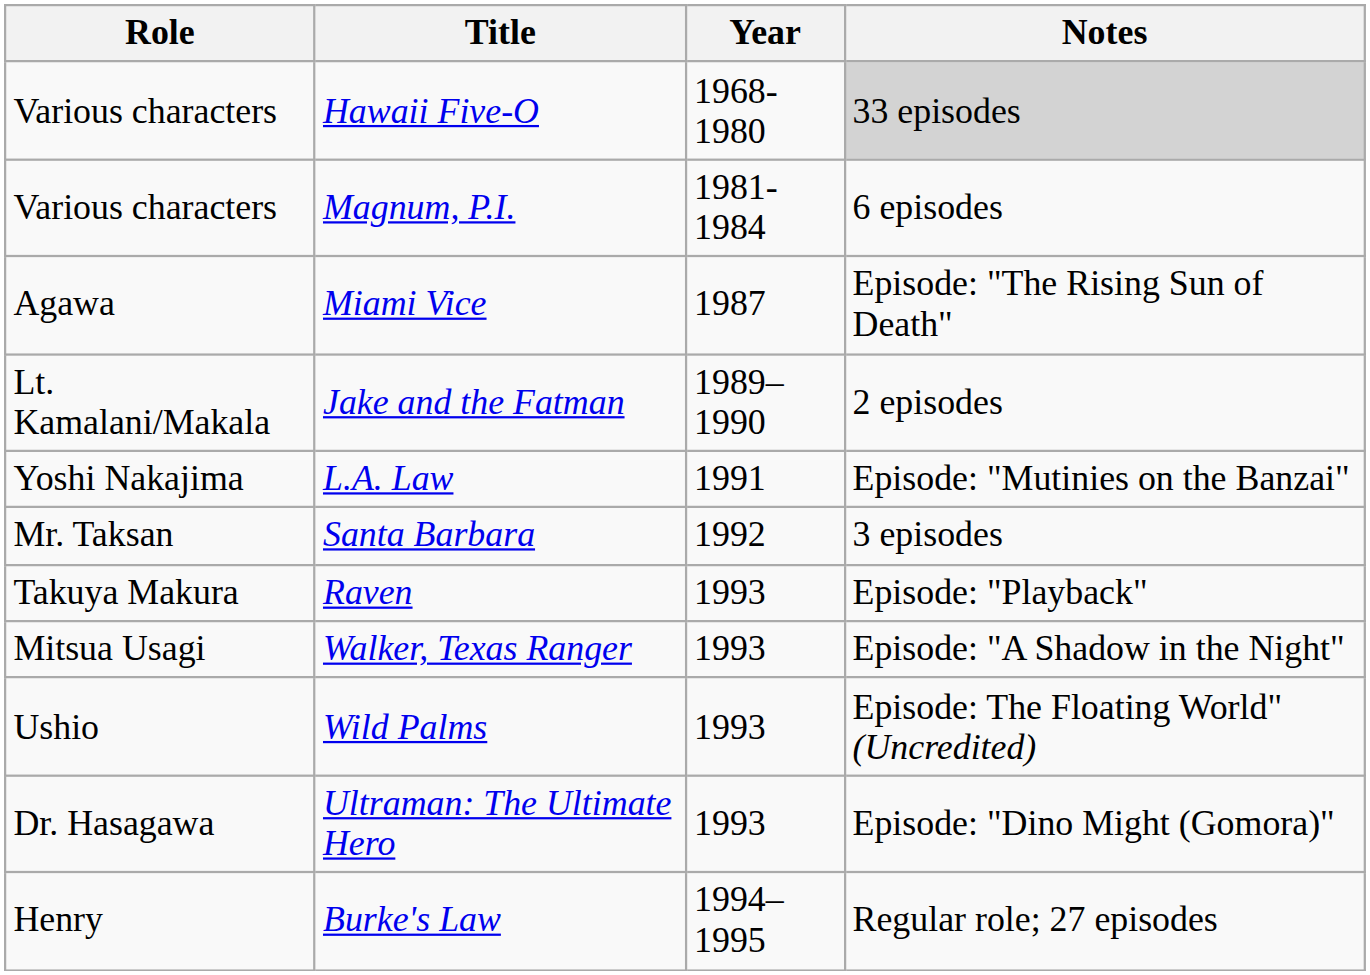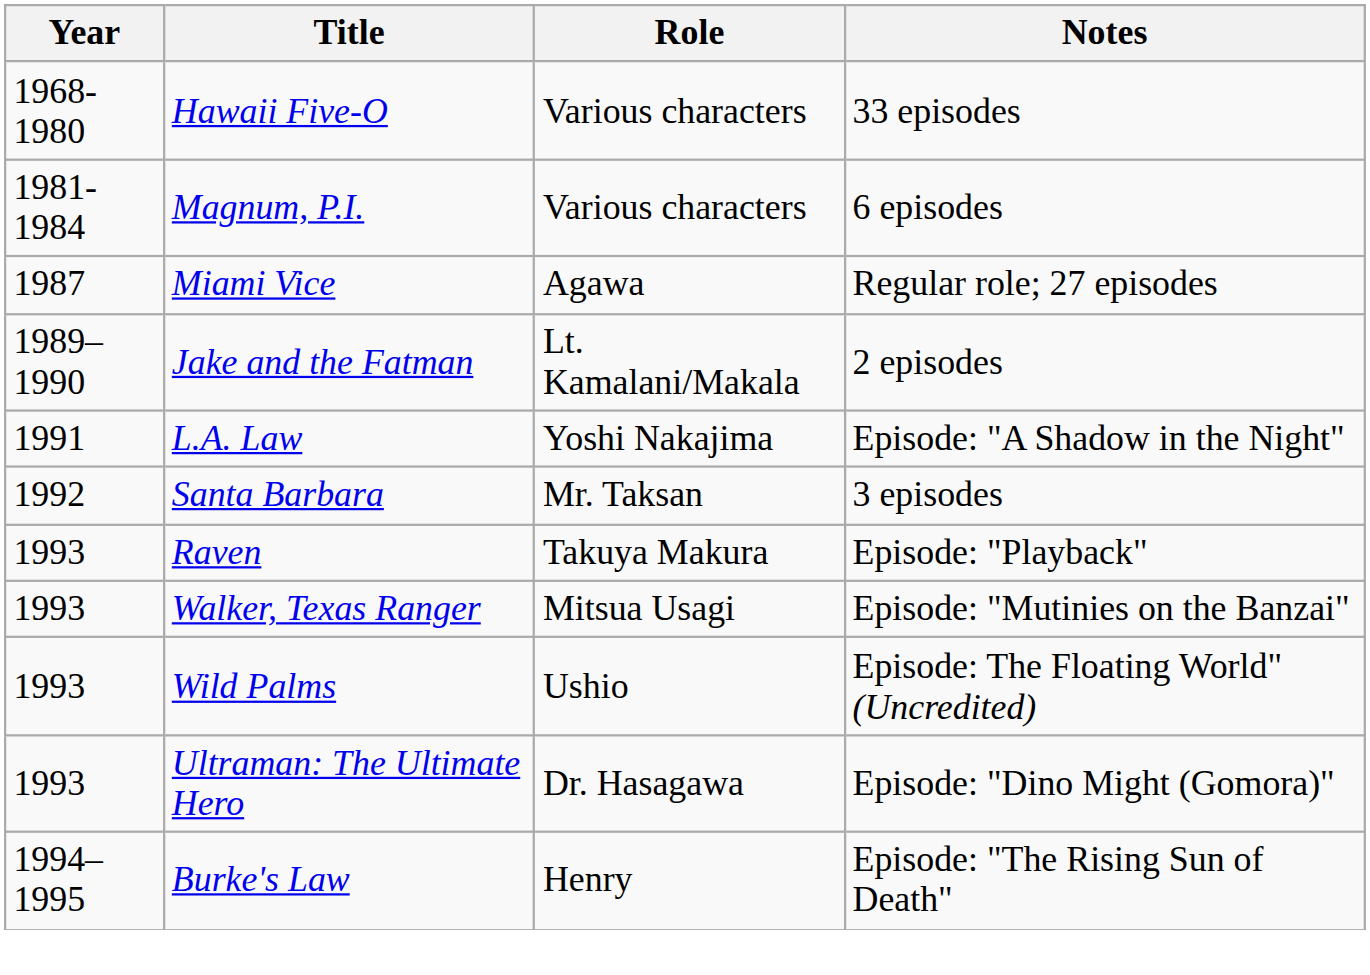columns swapped: (765, 32) <-> (160, 32)
(937, 109) lightgrey background -> (937, 109) no background
(1058, 304) Episode: "The Rising Sun of Death" -> (1035, 284) Regular role; 27 episodes
(1101, 478) Episode: "Mutinies on the Banzai" -> (1099, 438) Episode: "A Shadow in the Night"
(1099, 648) Episode: "A Shadow in the Night" -> (1101, 608) Episode: "Mutinies on the Banzai"
(1035, 920) Regular role; 27 episodes -> (1058, 879) Episode: "The Rising Sun of Death"
